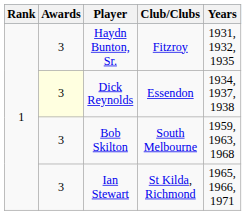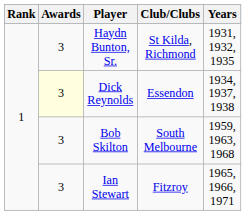(170, 47) Fitzroy -> (170, 47) St Kilda, Richmond
(170, 187) St Kilda, Richmond -> (170, 187) Fitzroy
